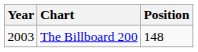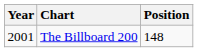(21, 36) 2003 -> (21, 36) 2001
